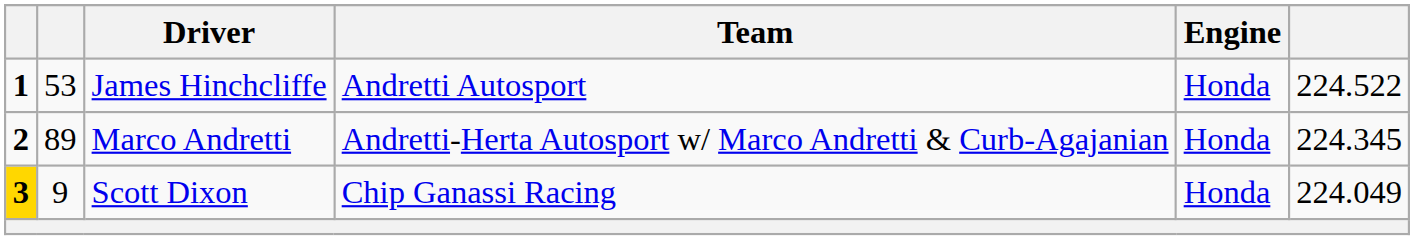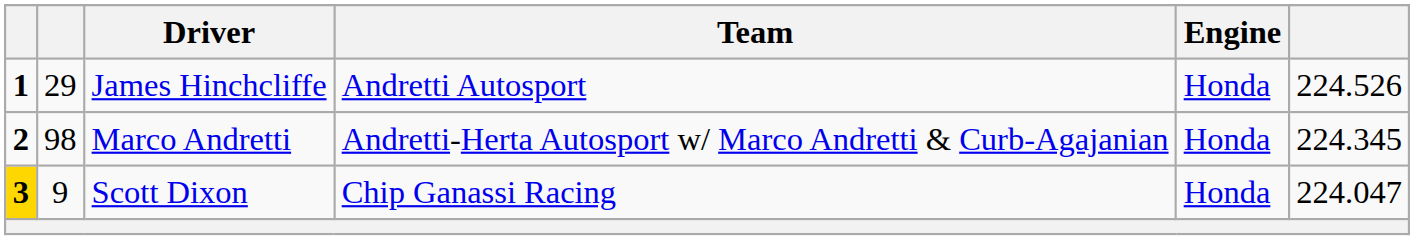(60, 85) 53 -> (60, 85) 29
(1349, 85) 224.522 -> (1349, 85) 224.526
(60, 138) 89 -> (60, 138) 98
(1349, 192) 224.049 -> (1349, 192) 224.047
